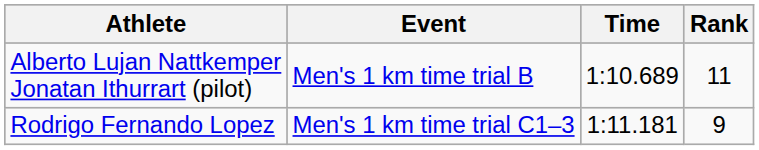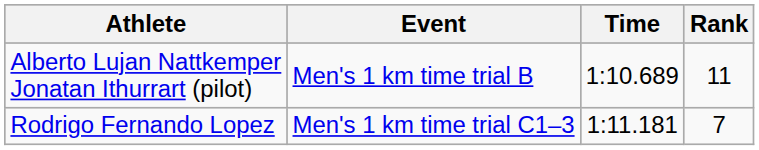(719, 126) 9 -> (719, 126) 7
